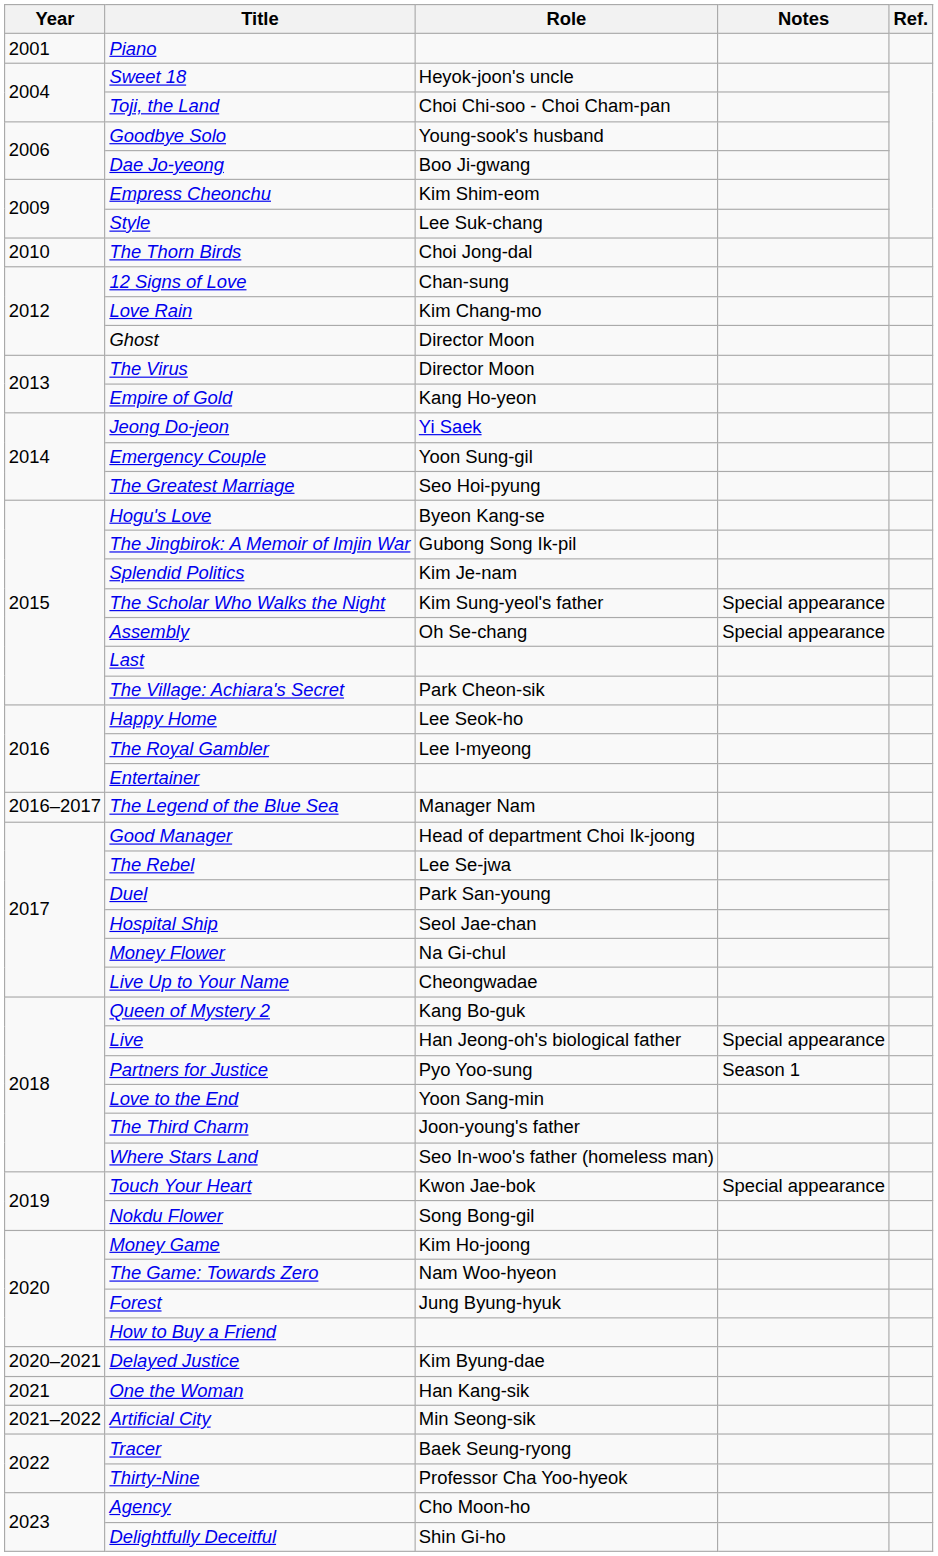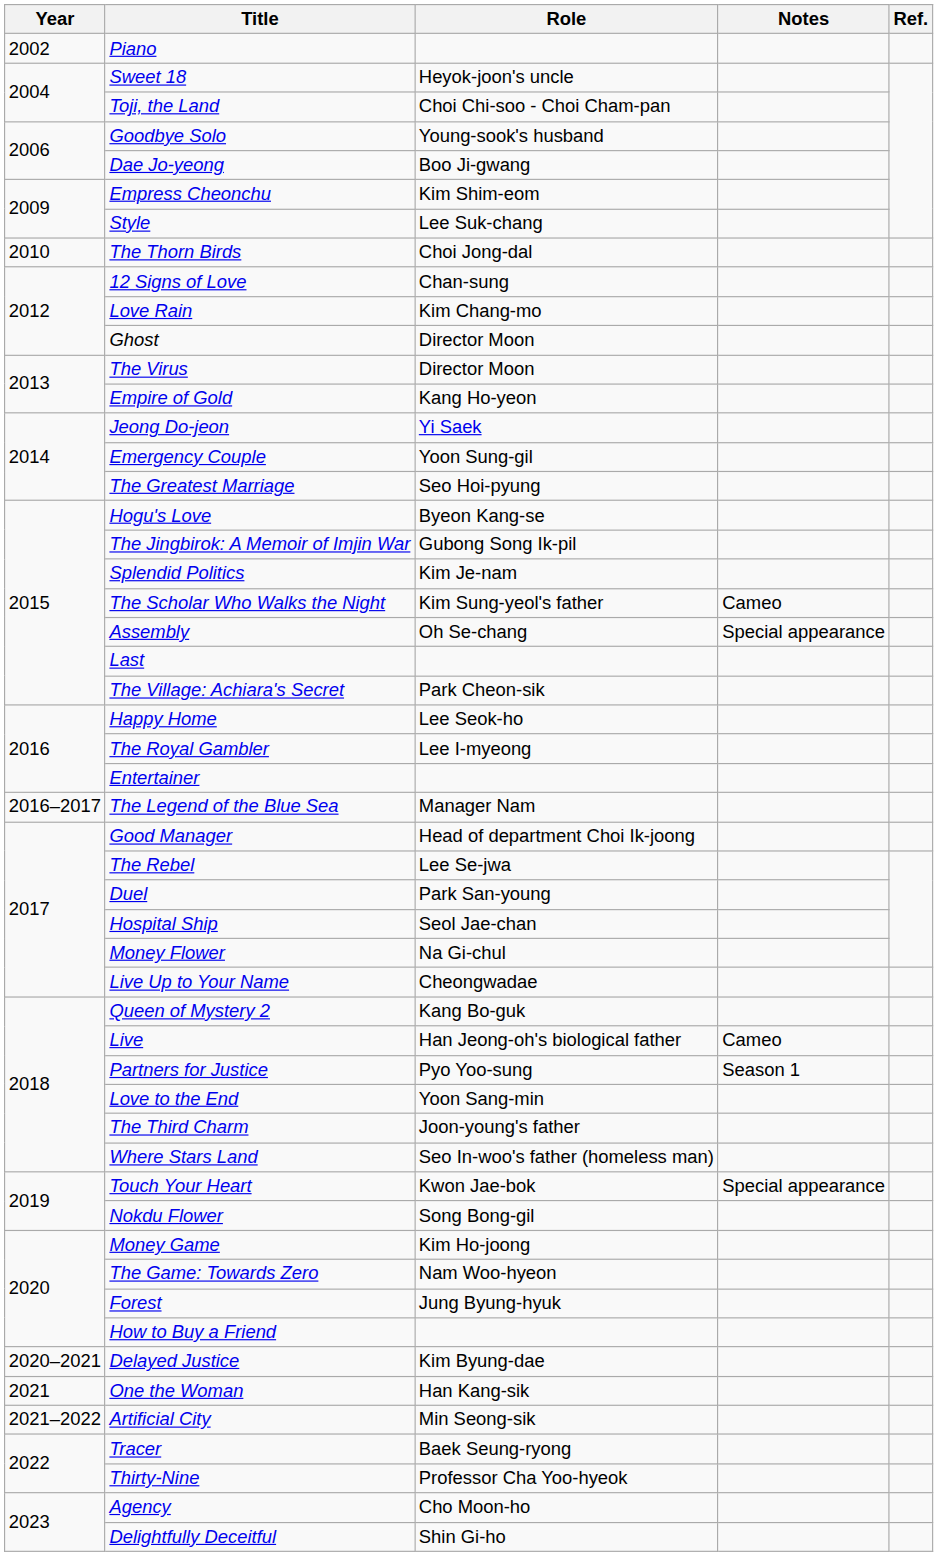(29, 48) 2001 -> (29, 48) 2002
(804, 602) Special appearance -> (752, 602) Cameo
(804, 1040) Special appearance -> (752, 1040) Cameo
